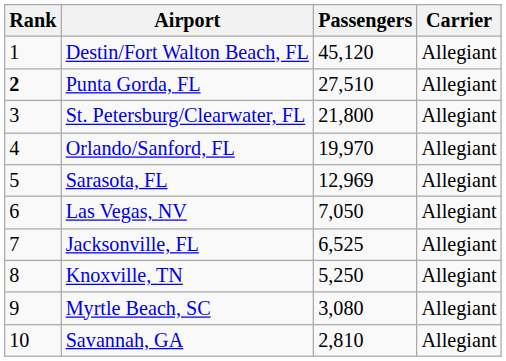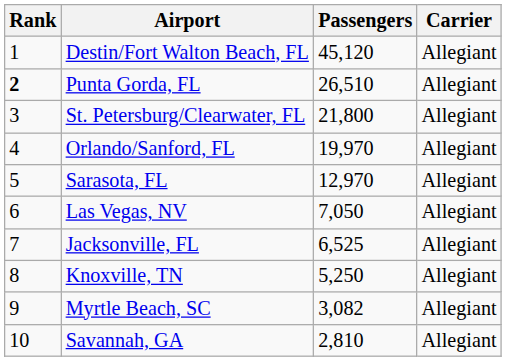(346, 84) 27,510 -> (346, 84) 26,510
(346, 180) 12,969 -> (346, 180) 12,970
(341, 308) 3,080 -> (341, 308) 3,082
